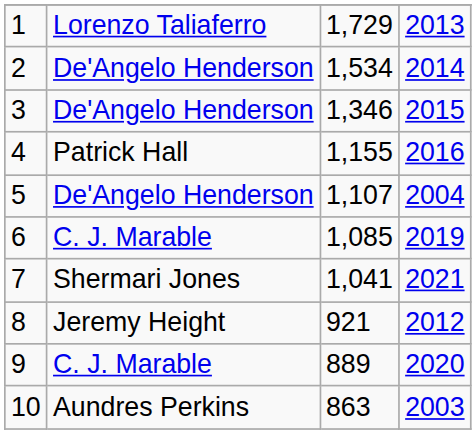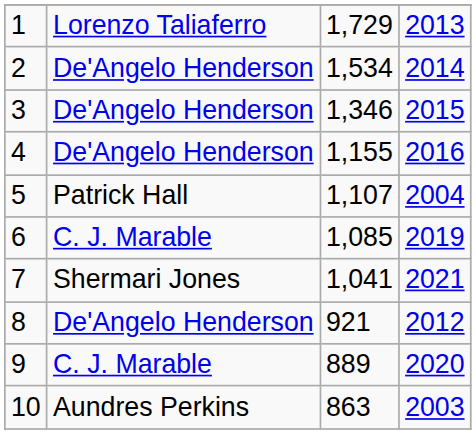(121, 152) Patrick Hall -> (183, 152) De'Angelo Henderson
(183, 195) De'Angelo Henderson -> (121, 195) Patrick Hall
(139, 322) Jeremy Height -> (183, 322) De'Angelo Henderson
